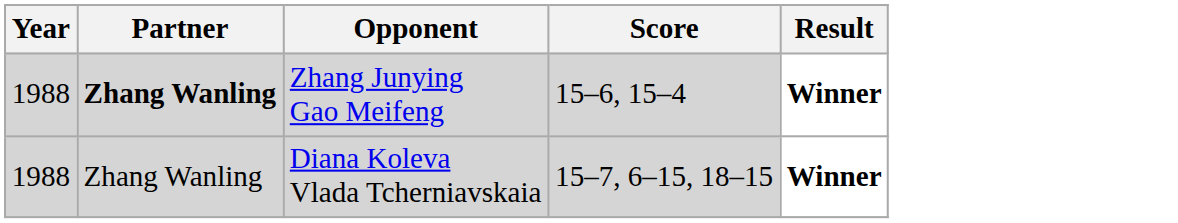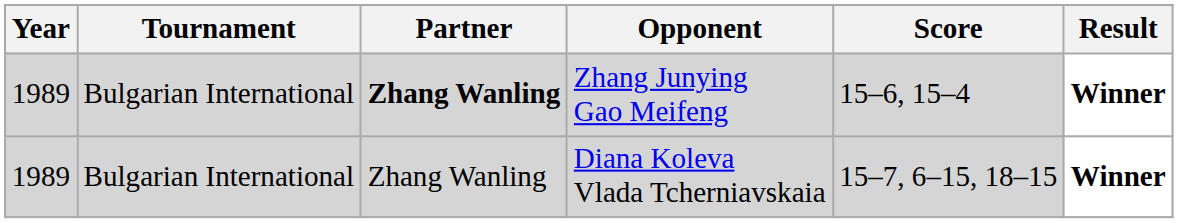+ column: (219, 28)
(41, 94) 1988 -> (41, 94) 1989
(41, 176) 1988 -> (41, 176) 1989
